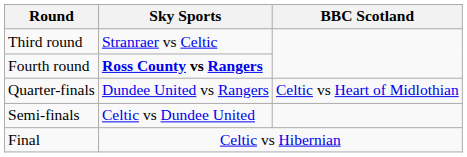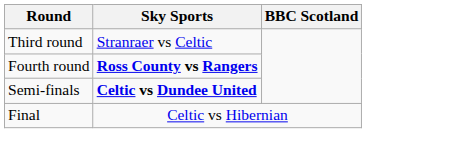- row: (51, 90)
(178, 115) normal -> (177, 90) bold
